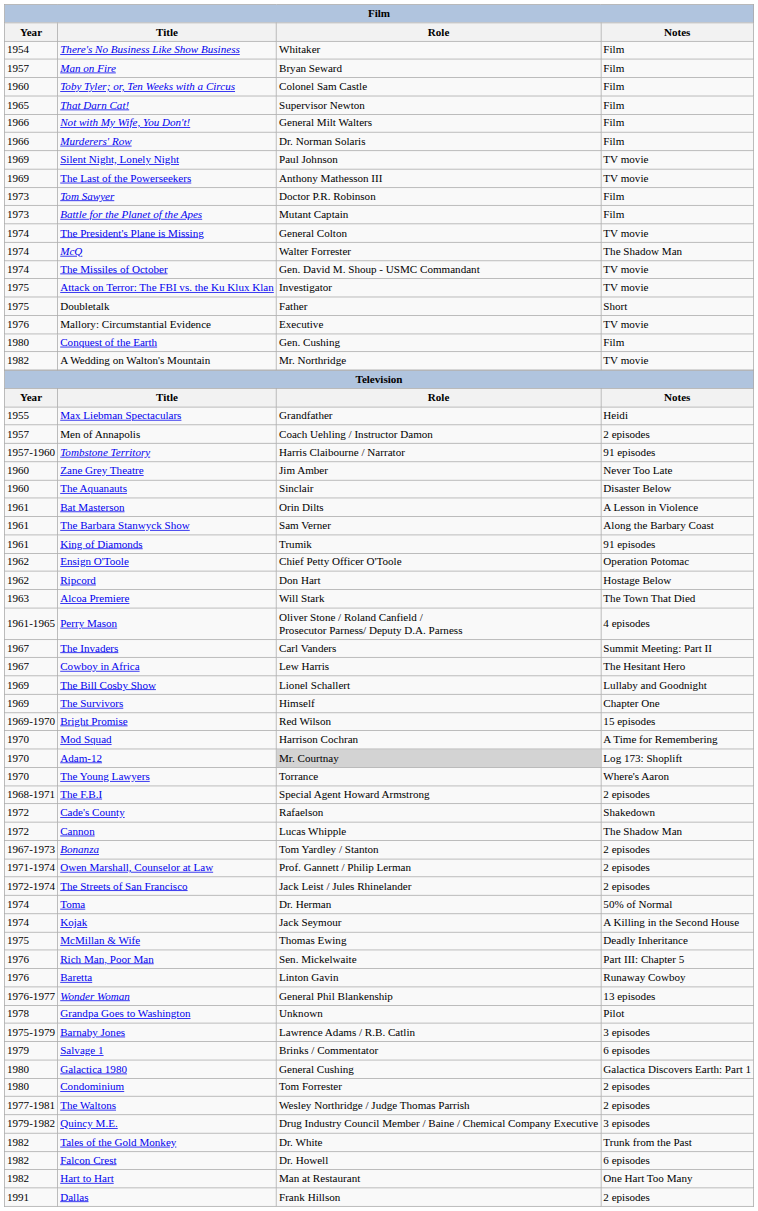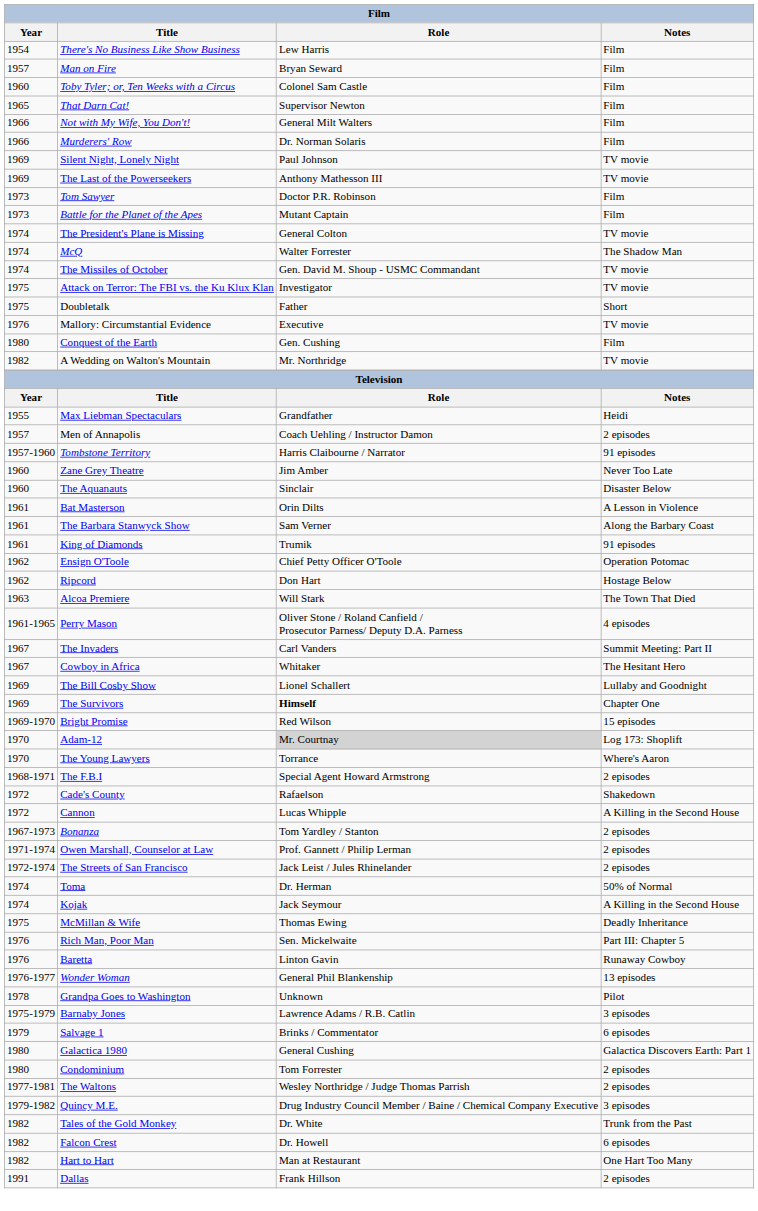(300, 50) Whitaker -> (304, 50) Lew Harris
(304, 667) Lew Harris -> (300, 667) Whitaker
(297, 703) normal -> (297, 703) bold
- row: (86, 740)
(643, 831) The Shadow Man -> (671, 813) A Killing in the Second House
